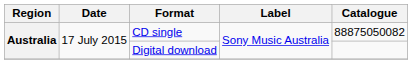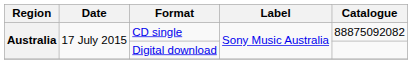(370, 31) 88875050082 -> (370, 31) 88875092082
